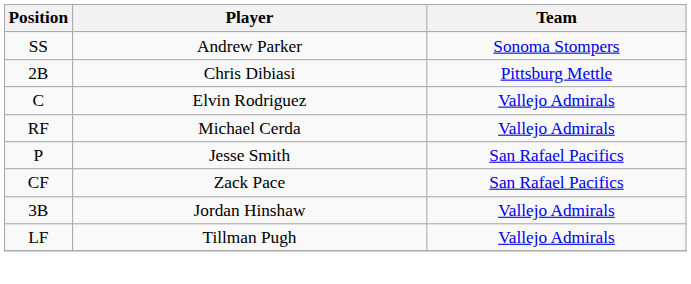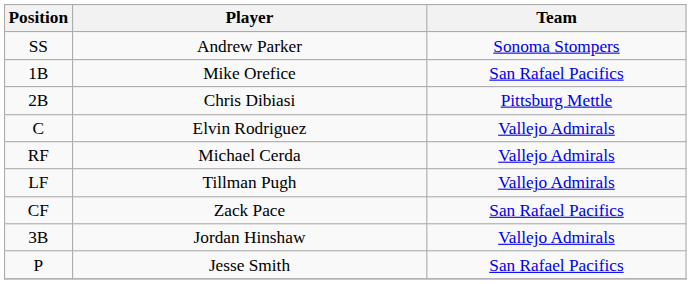+ row: (249, 73)
rows swapped: (249, 237) <-> (249, 155)
